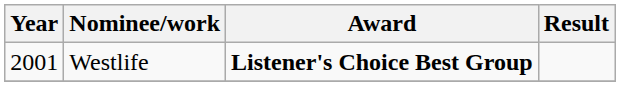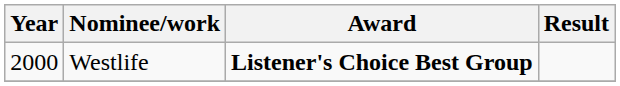(34, 61) 2001 -> (34, 61) 2000
